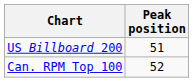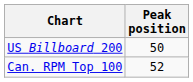(157, 47) 51 -> (157, 47) 50
